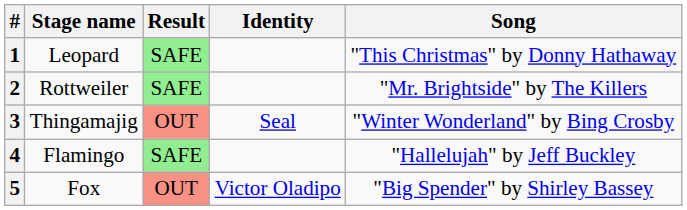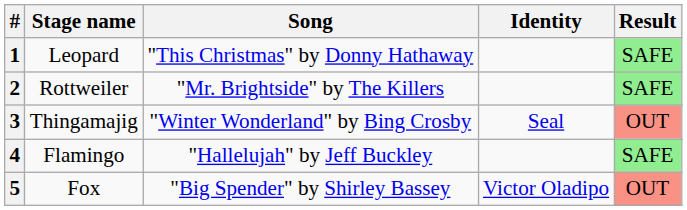columns swapped: (513, 21) <-> (176, 21)
